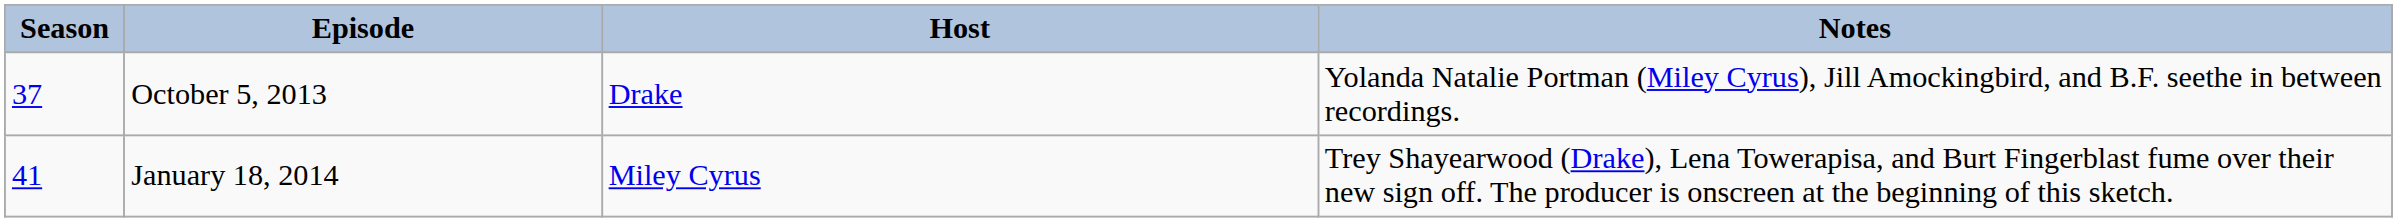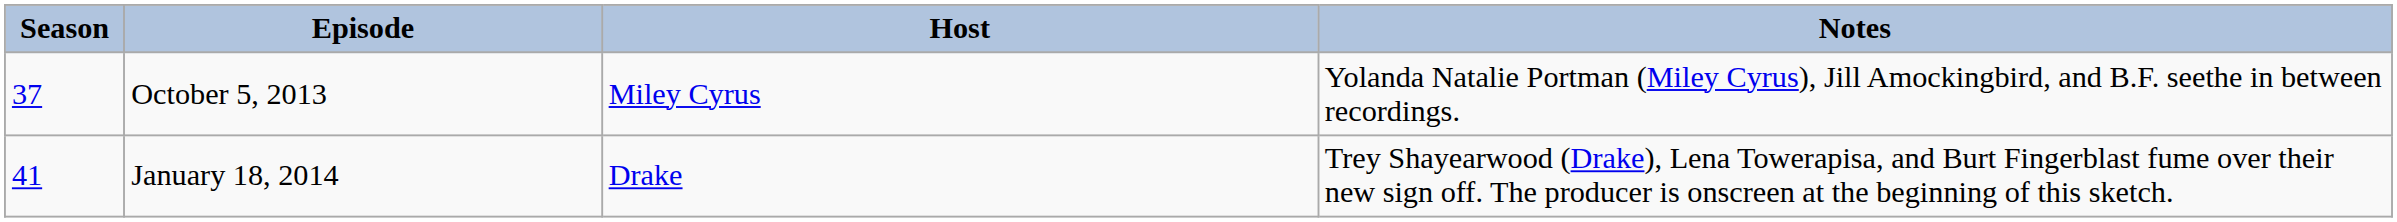(646, 93) Drake -> (685, 93) Miley Cyrus
(685, 175) Miley Cyrus -> (646, 175) Drake
